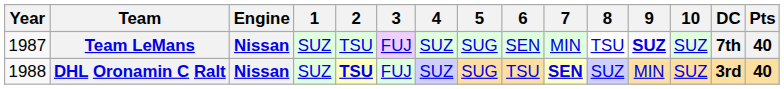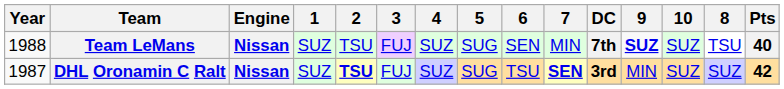columns swapped: (607, 18) <-> (729, 18)
(27, 45) 1987 -> (27, 45) 1988
(27, 72) 1988 -> (27, 72) 1987
(763, 72) 40 -> (763, 72) 42
